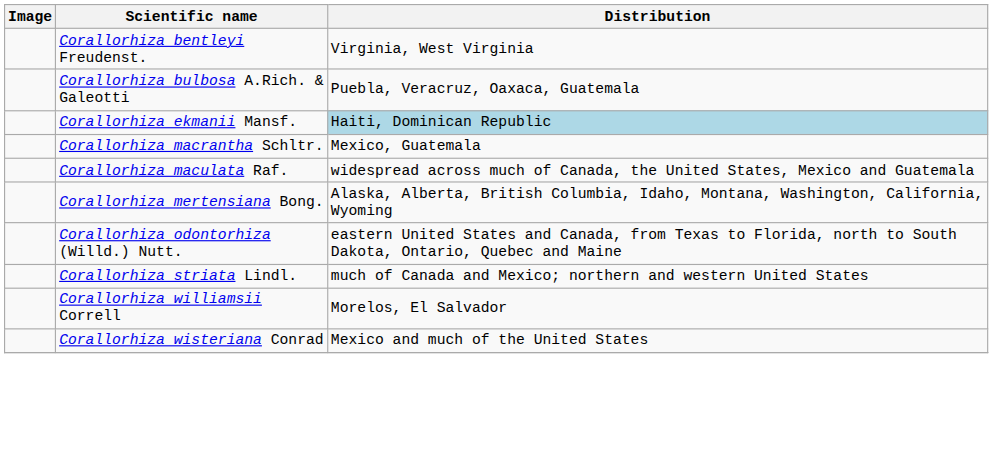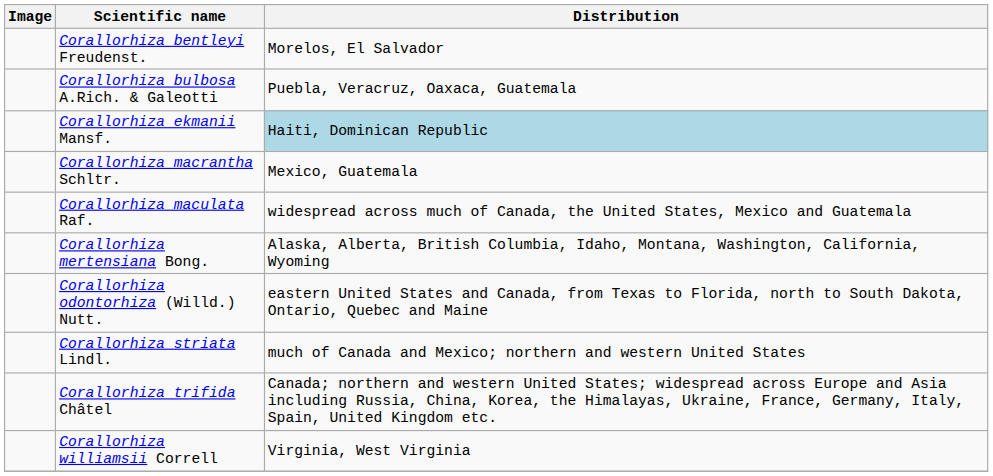(432, 49) Virginia, West Virginia -> (356, 49) Morelos, El Salvador
+ row: (147, 402)
(419, 308) Morelos, El Salvador -> (369, 451) Virginia, West Virginia
- row: (191, 341)
